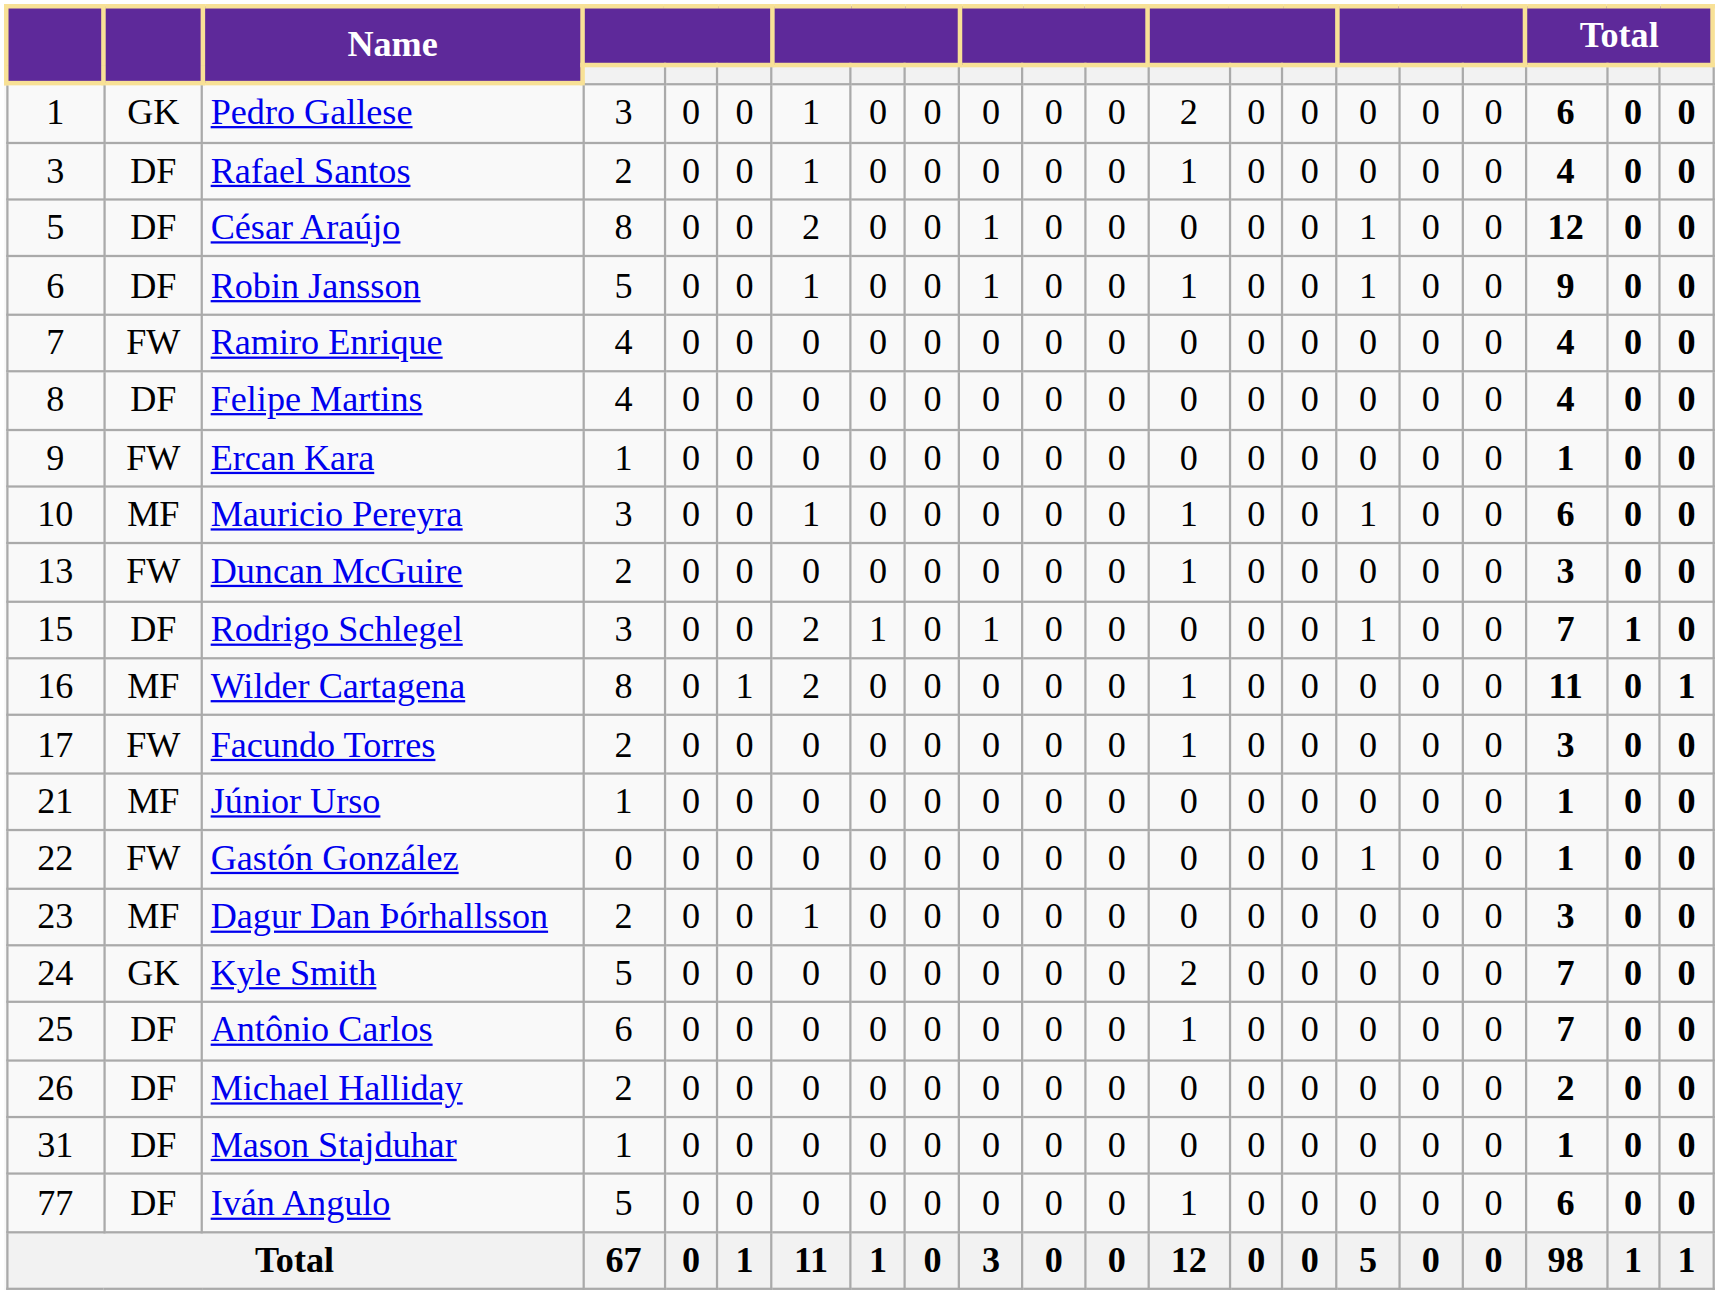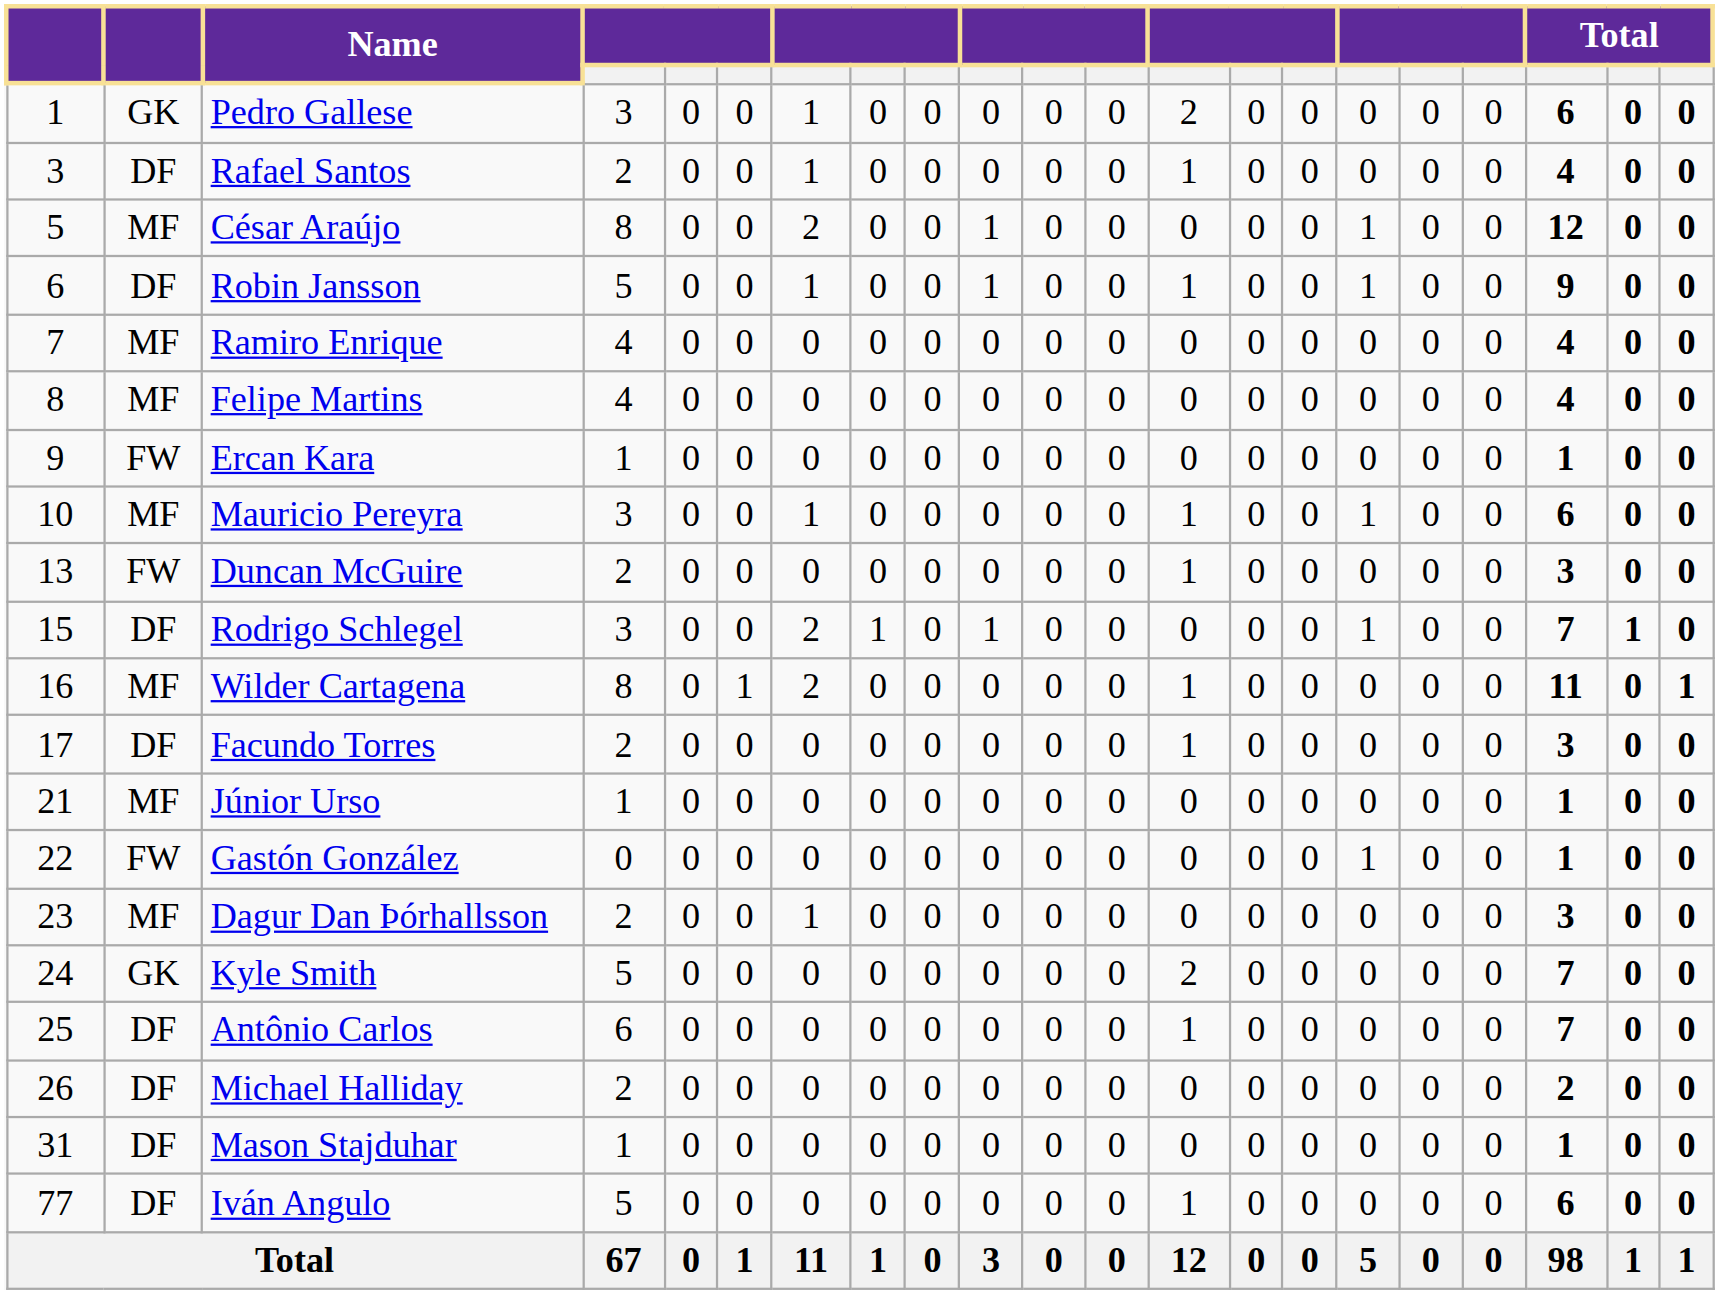(153, 227) DF -> (153, 227) MF
(153, 342) FW -> (153, 342) MF
(153, 399) DF -> (153, 399) MF
(153, 743) FW -> (153, 743) DF
